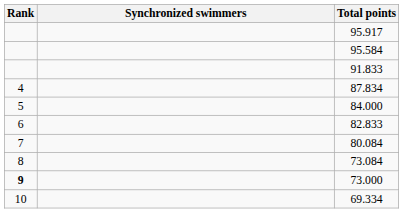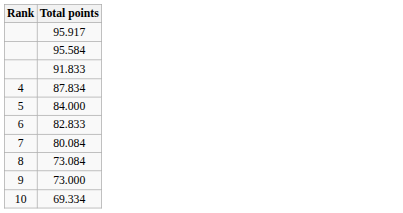- column: (186, 13)
(21, 180) bold -> (21, 180) normal
